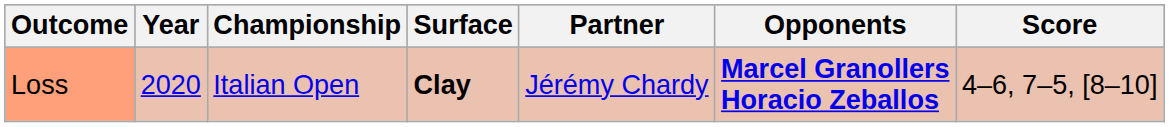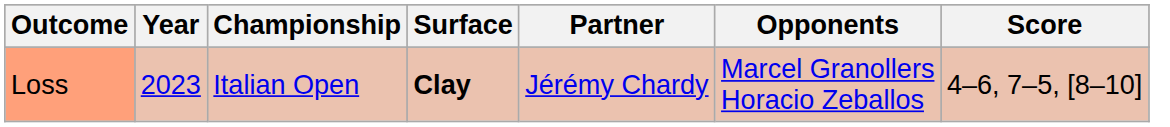(171, 84) 2020 -> (171, 84) 2023
(835, 84) bold -> (828, 84) normal
